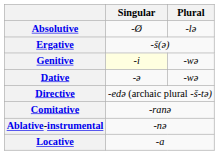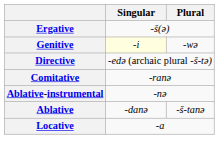- row: (55, 28)
- row: (55, 77)
+ row: (55, 110)
